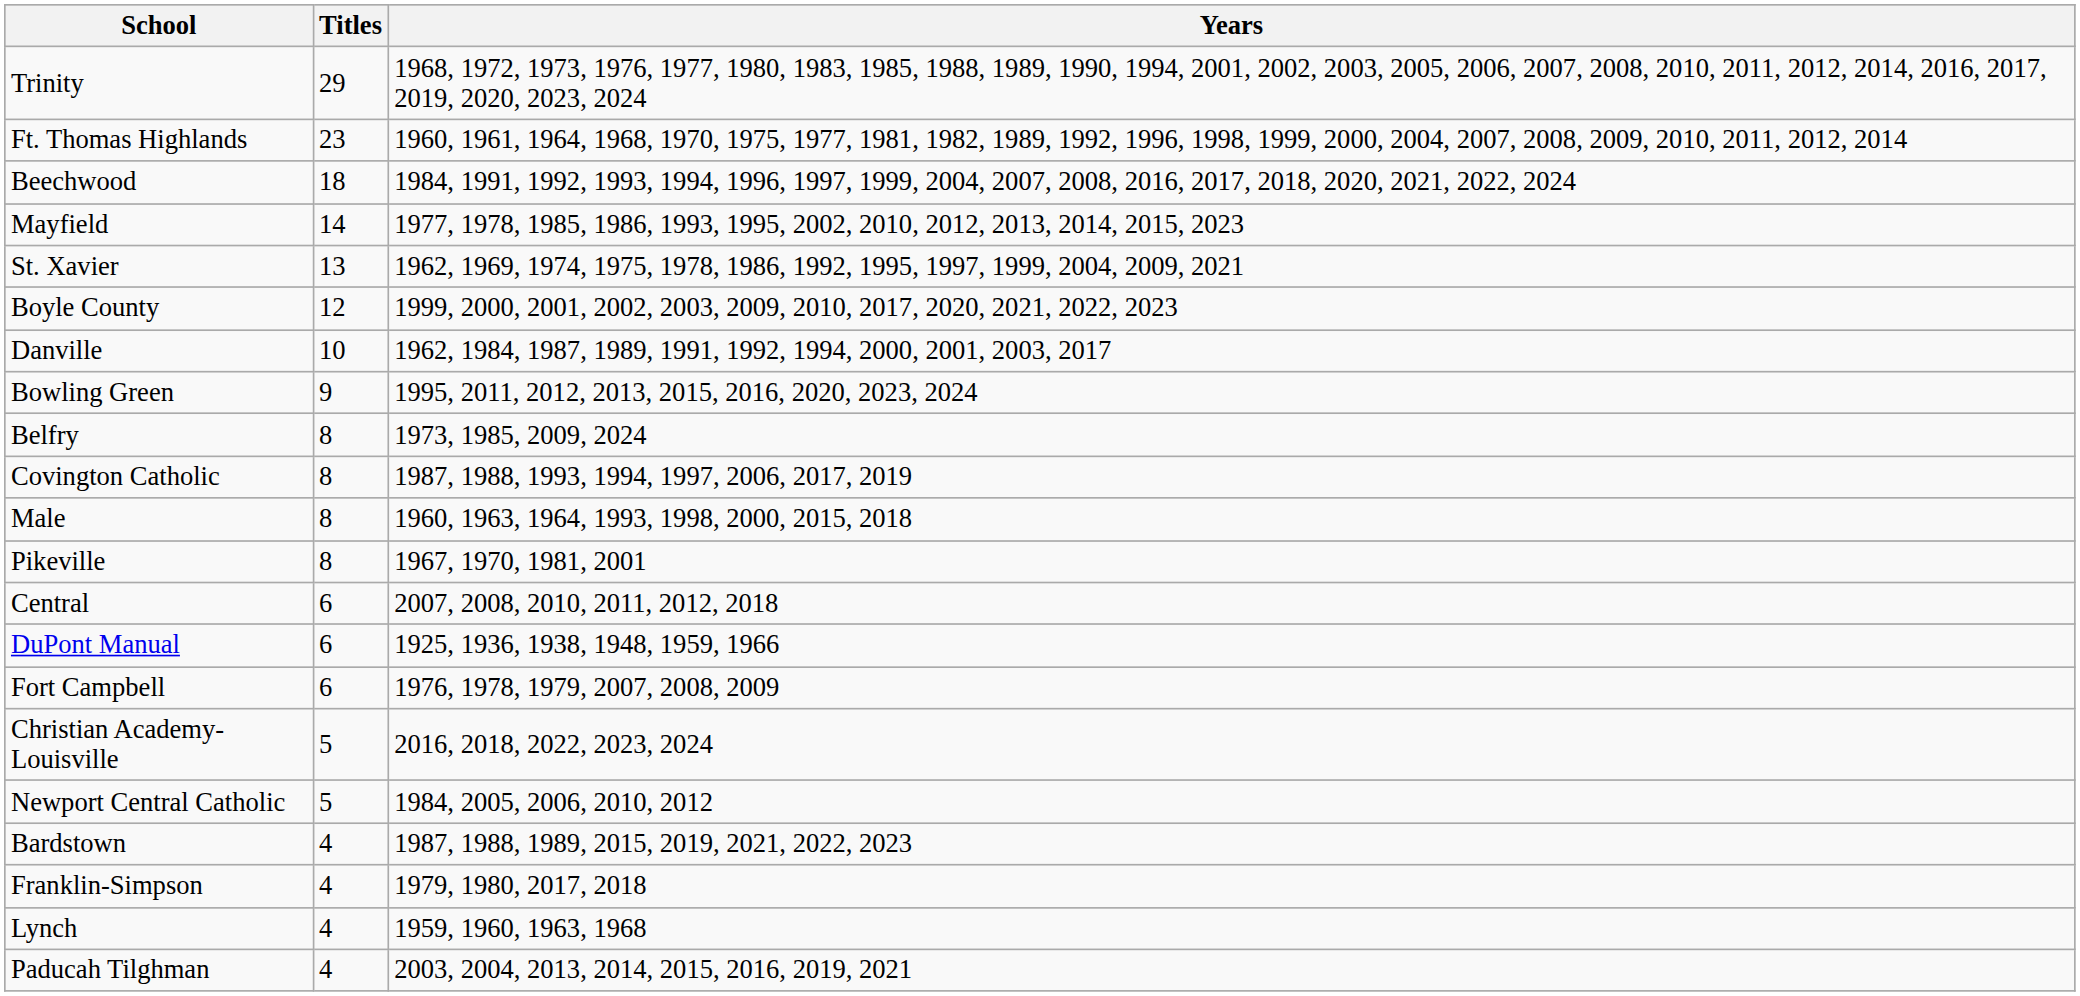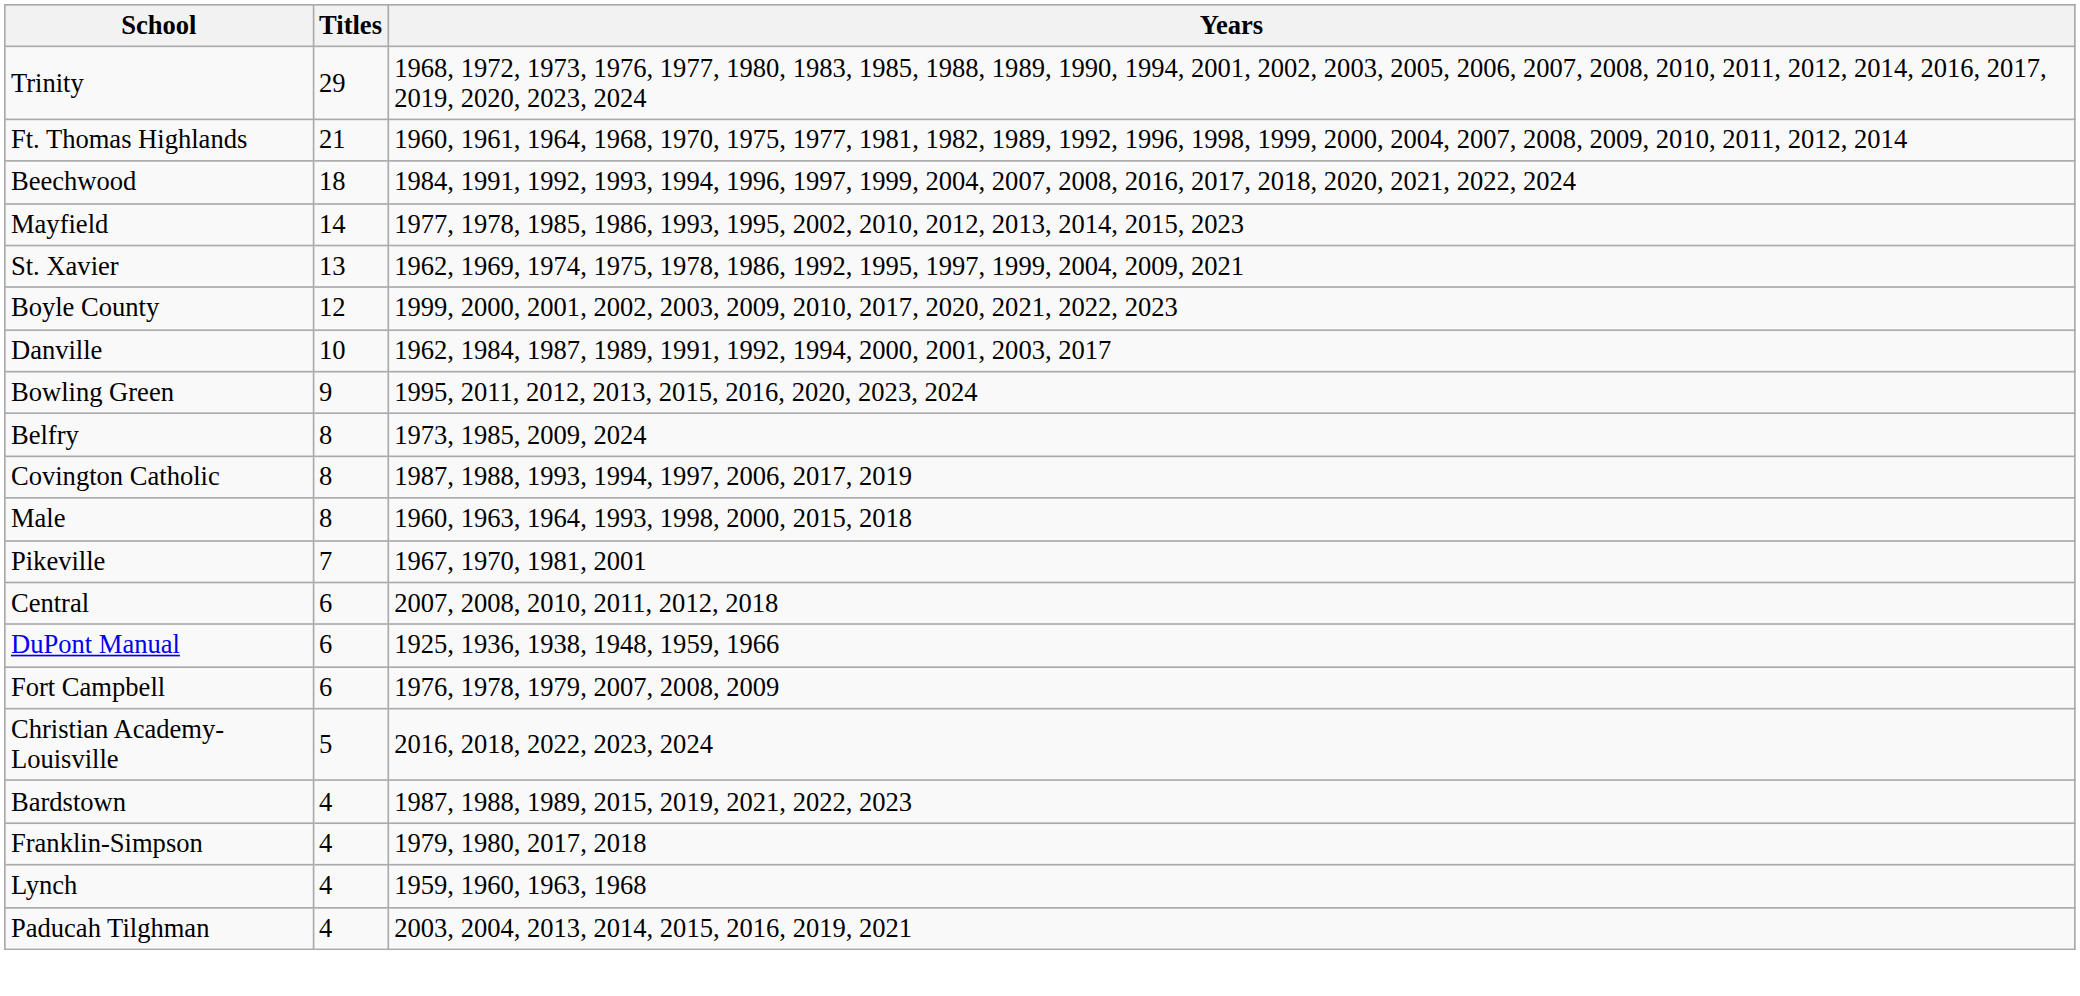(332, 139) 23 -> (332, 139) 21
(326, 560) 8 -> (326, 560) 7
- row: (148, 801)
